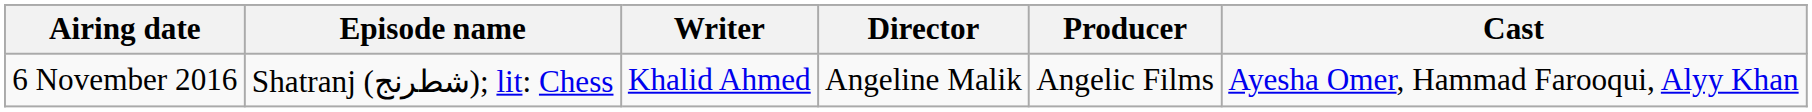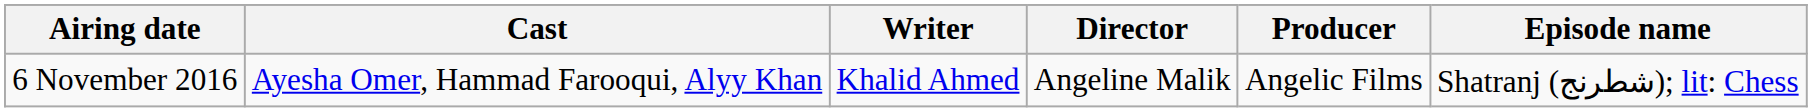columns swapped: (433, 29) <-> (1513, 29)
